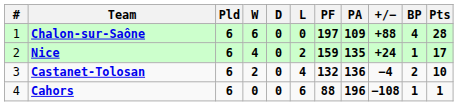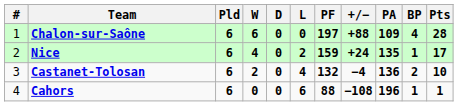columns swapped: (355, 14) <-> (385, 14)
